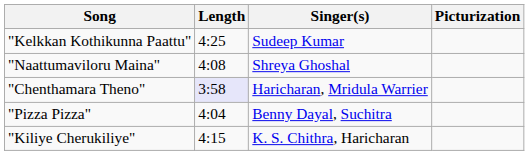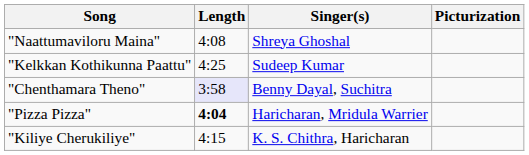rows swapped: (84, 65) <-> (100, 41)
(340, 89) Haricharan, Mridula Warrier -> (322, 89) Benny Dayal, Suchitra
(212, 114) normal -> (212, 114) bold
(322, 114) Benny Dayal, Suchitra -> (340, 114) Haricharan, Mridula Warrier
